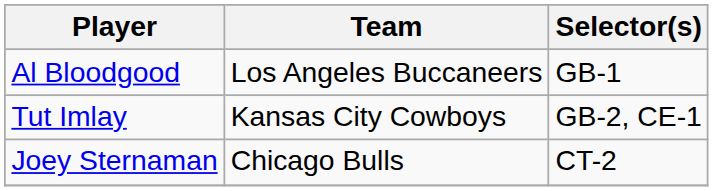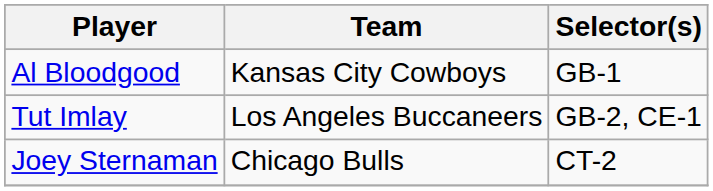(387, 71) Los Angeles Buccaneers -> (368, 71) Kansas City Cowboys
(368, 116) Kansas City Cowboys -> (387, 116) Los Angeles Buccaneers
